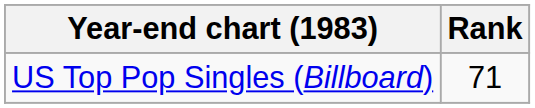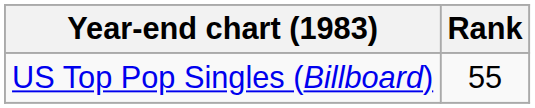(485, 77) 71 -> (485, 77) 55
